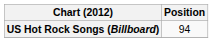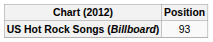(185, 29) 94 -> (185, 29) 93
